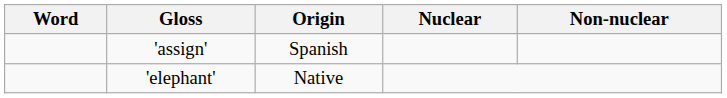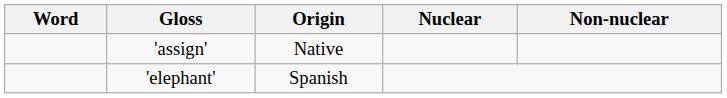(318, 48) Spanish -> (318, 48) Native
(318, 78) Native -> (318, 78) Spanish
